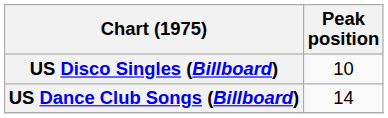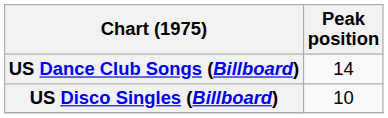rows swapped: (154, 98) <-> (154, 68)
